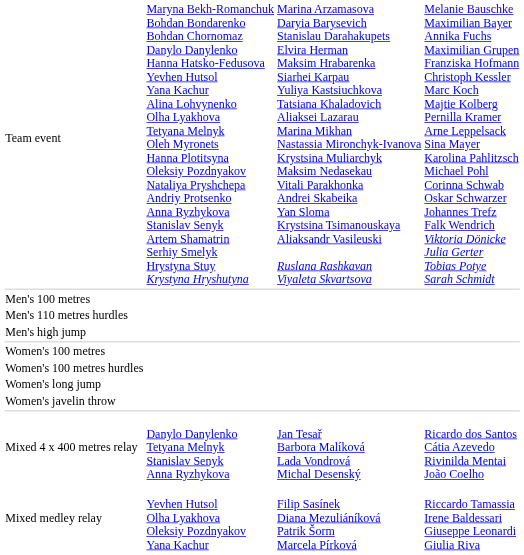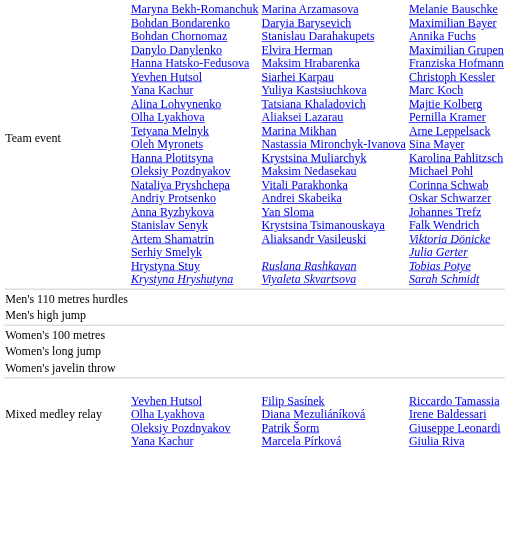- row: (48, 299)
- row: (74, 368)
- row: (71, 447)
